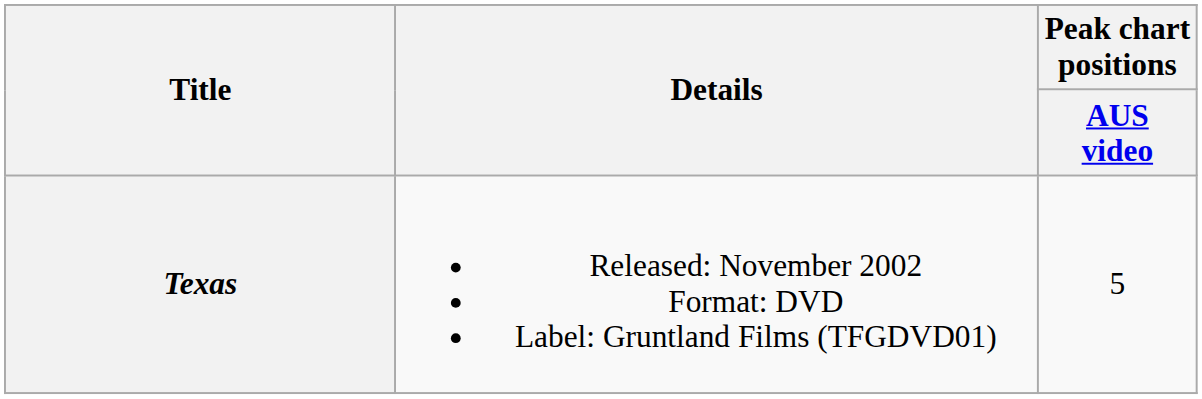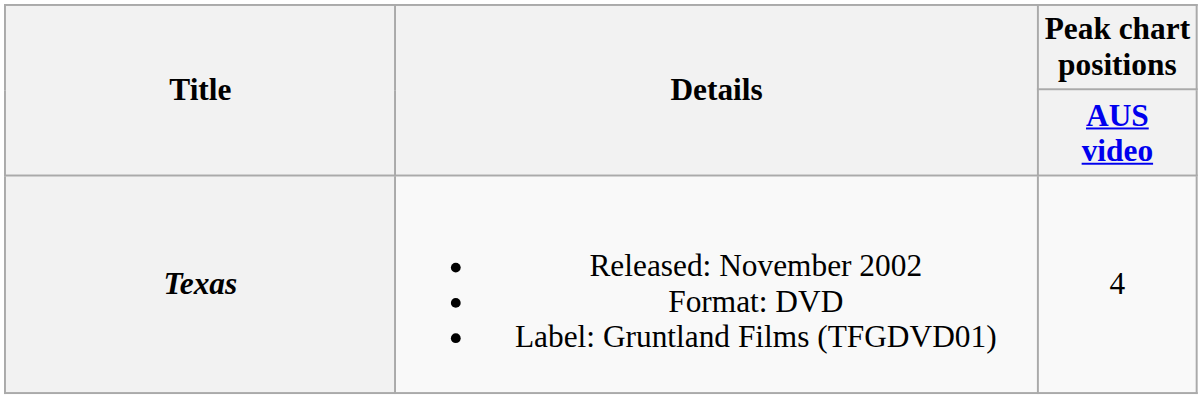(1117, 283) 5 -> (1117, 283) 4
